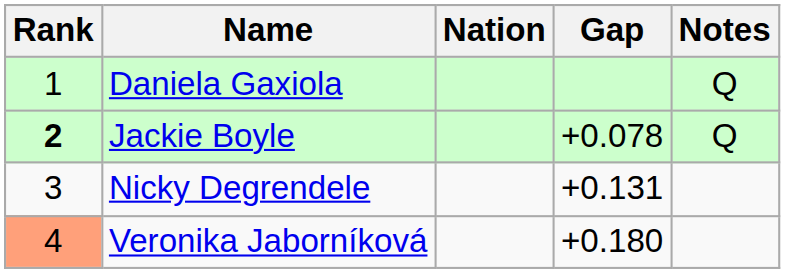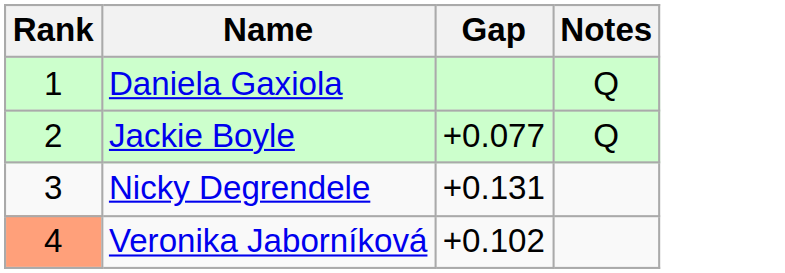- column: (494, 30)
(53, 135) bold -> (53, 135) normal
(612, 135) +0.078 -> (494, 135) +0.077
(612, 240) +0.180 -> (494, 240) +0.102
